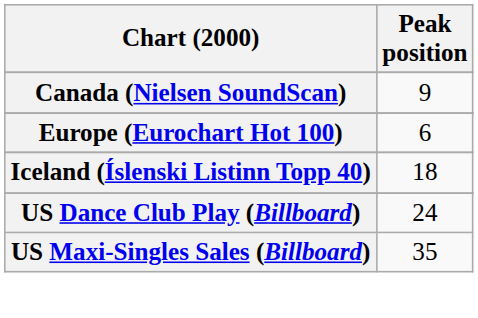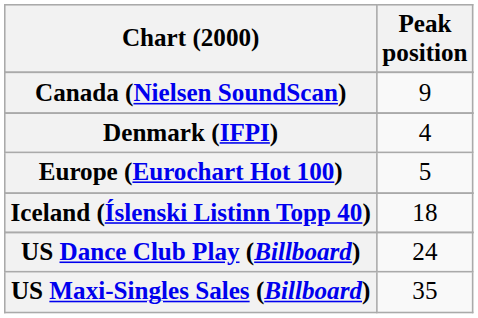+ row: (191, 132)
(425, 132) 6 -> (425, 172) 5
